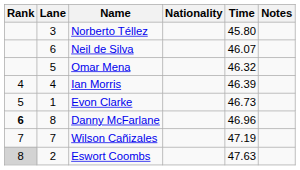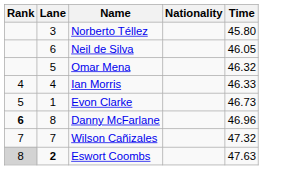- column: (277, 13)
(242, 49) 46.07 -> (242, 49) 46.05
(242, 85) 46.39 -> (242, 85) 46.33
(242, 138) 47.19 -> (242, 138) 47.32
(53, 156) normal -> (53, 156) bold
